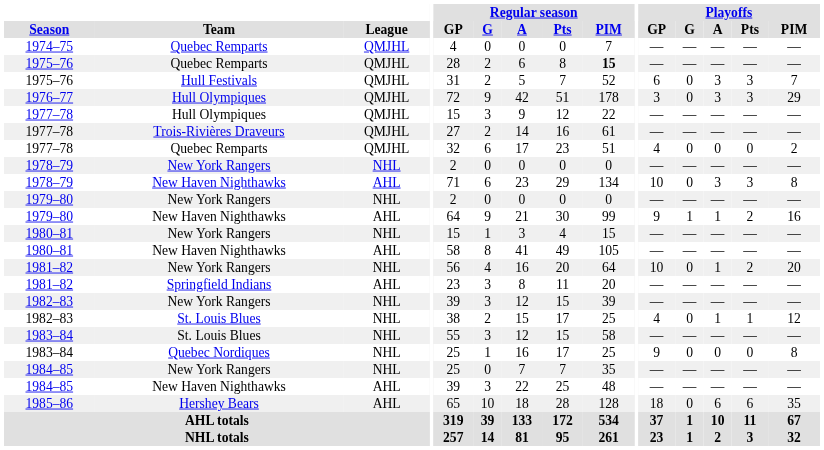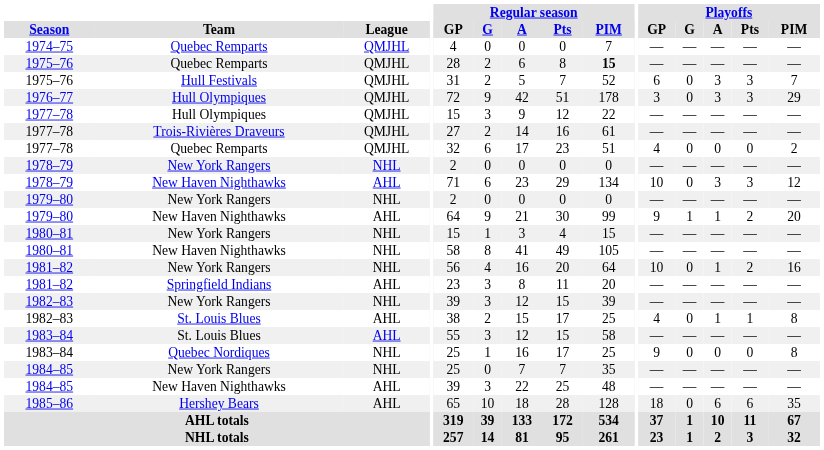(794, 182) 8 -> (794, 182) 12
(794, 216) 16 -> (794, 216) 20
(387, 250) AHL -> (387, 250) NHL
(794, 267) 20 -> (794, 267) 16
(387, 318) NHL -> (387, 318) AHL
(794, 318) 12 -> (794, 318) 8
(387, 335) NHL -> (387, 335) AHL
